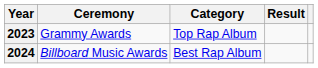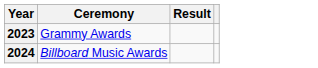- column: (217, 14)
